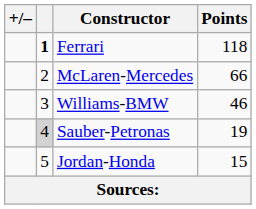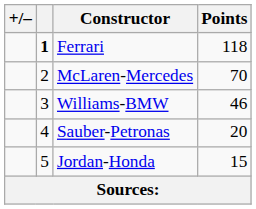(239, 75) 66 -> (239, 75) 70
(44, 132) lightgrey background -> (44, 132) no background
(239, 132) 19 -> (239, 132) 20
